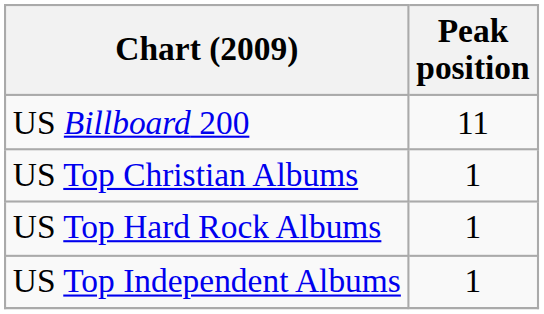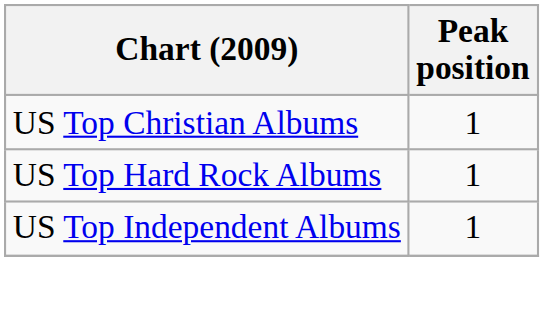- row: (131, 121)
